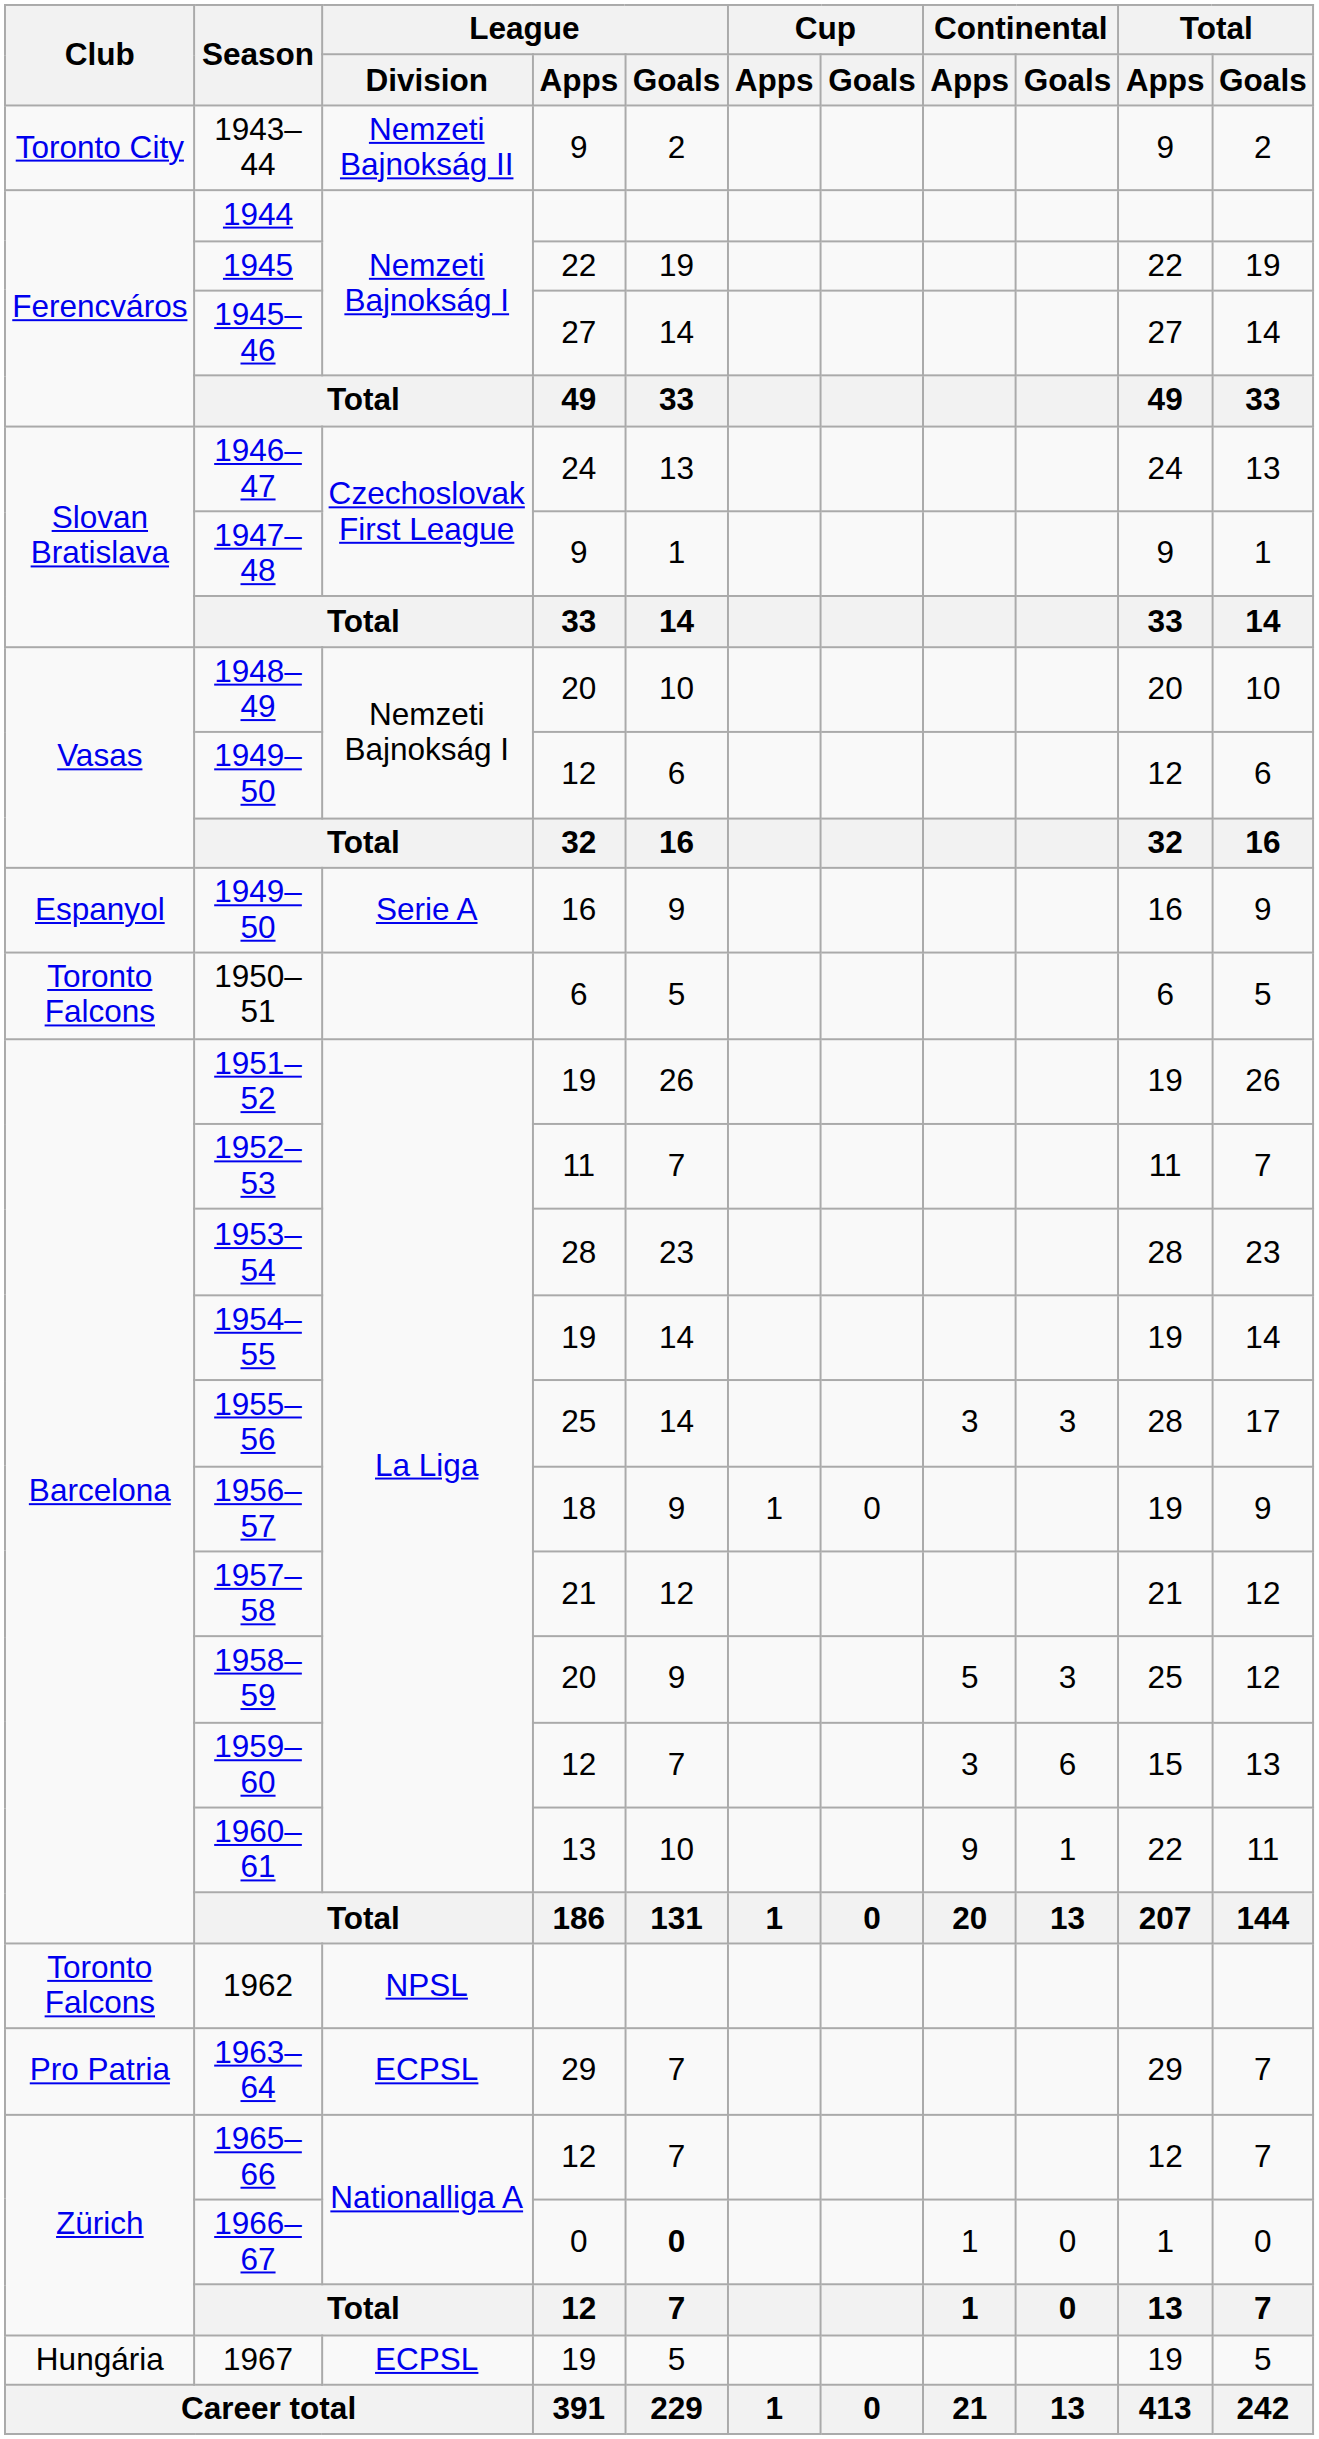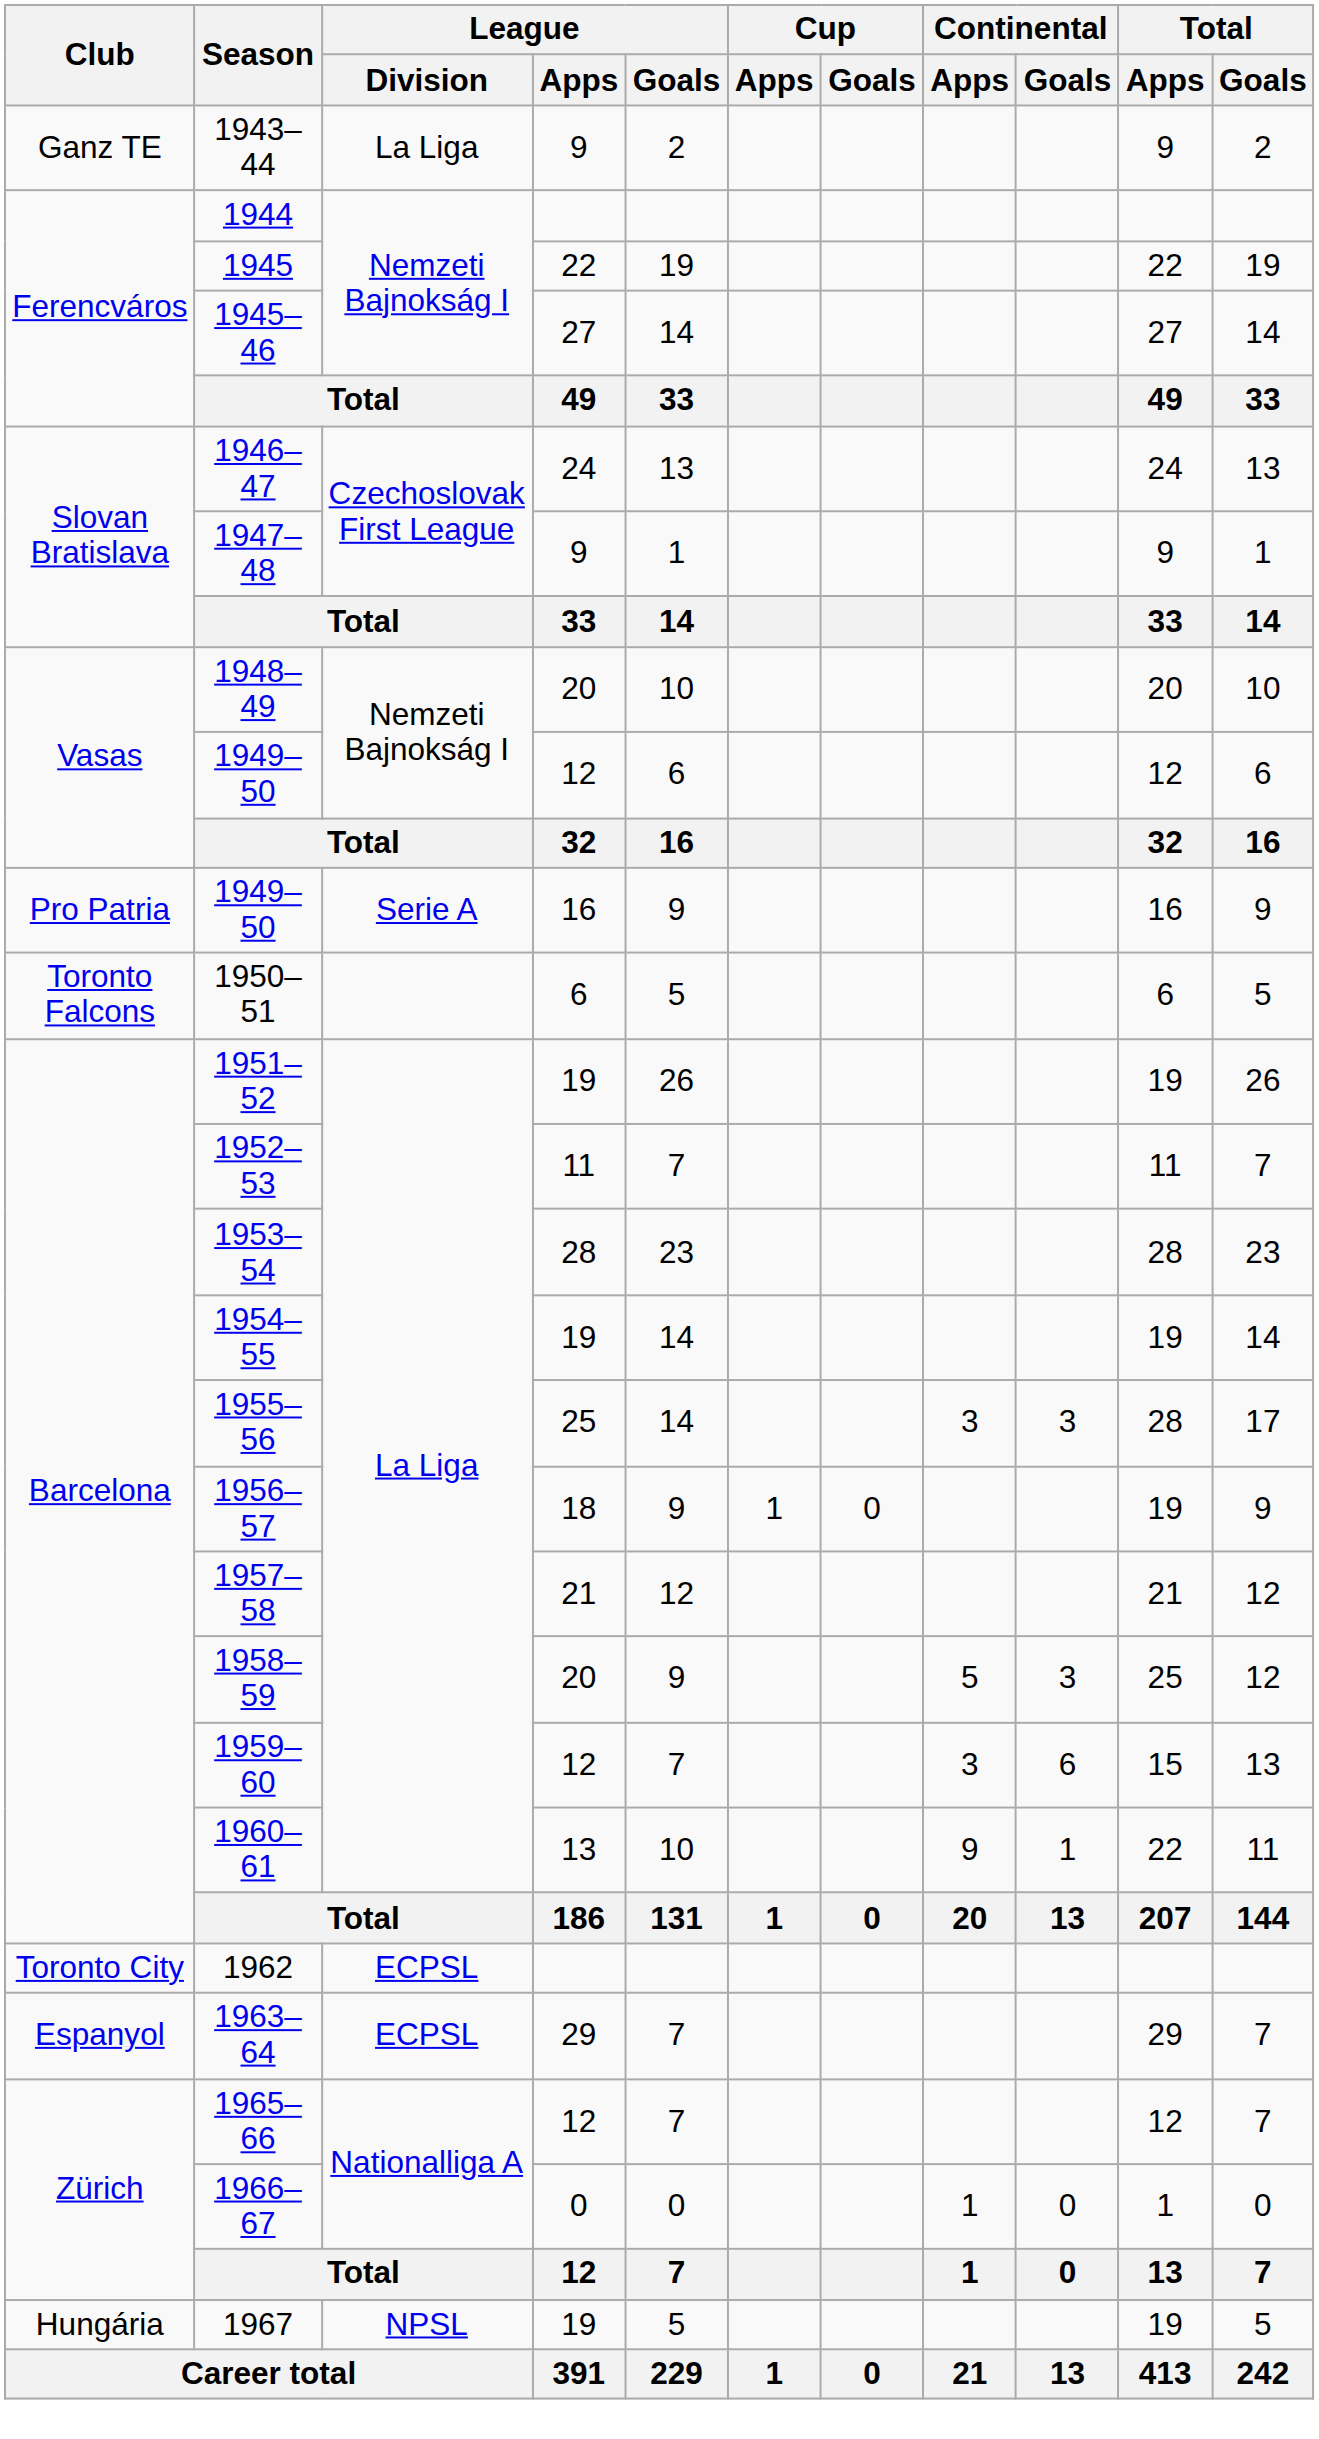(100, 147) Toronto City -> (100, 147) Ganz TE
(427, 147) Nemzeti Bajnokság II -> (427, 147) La Liga
(100, 909) Espanyol -> (100, 909) Pro Patria
(100, 1985) Toronto Falcons -> (100, 1967) Toronto City
(427, 1985) NPSL -> (427, 1967) ECPSL
(100, 2070) Pro Patria -> (100, 2035) Espanyol
(677, 2241) bold -> (677, 2206) normal
(427, 2359) ECPSL -> (427, 2323) NPSL
